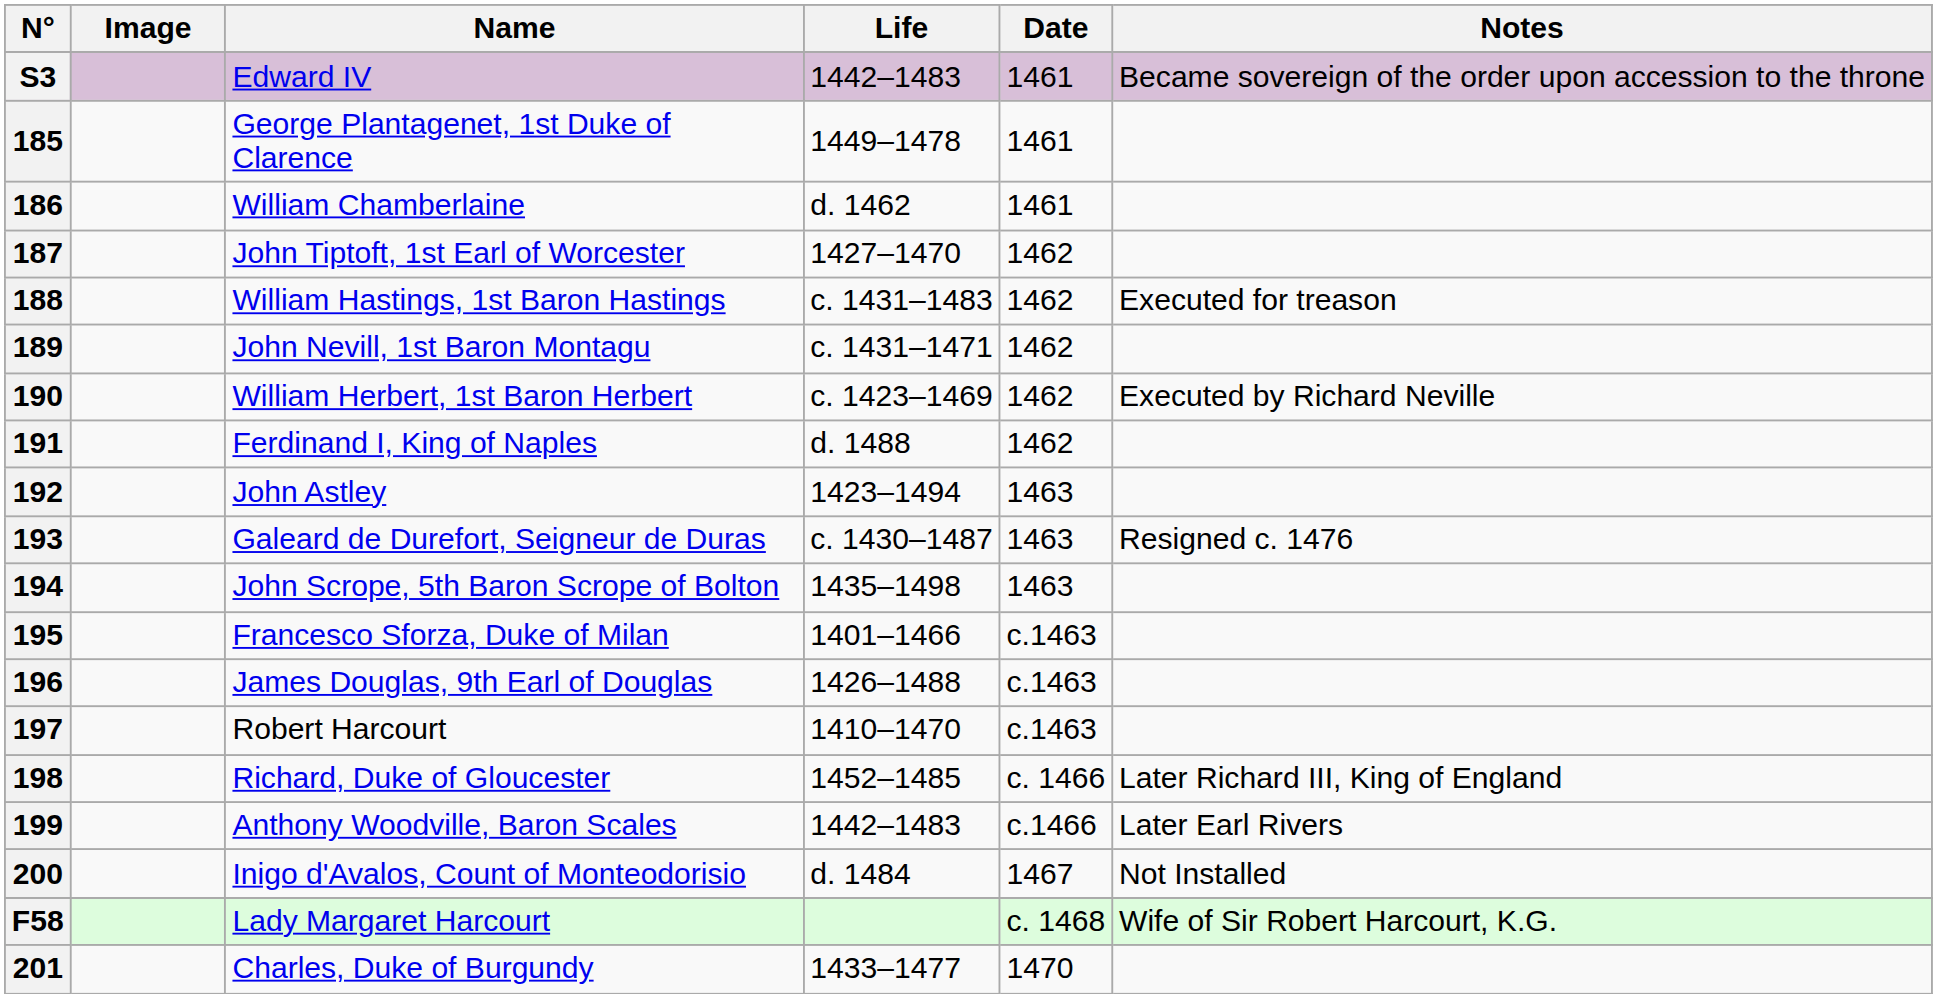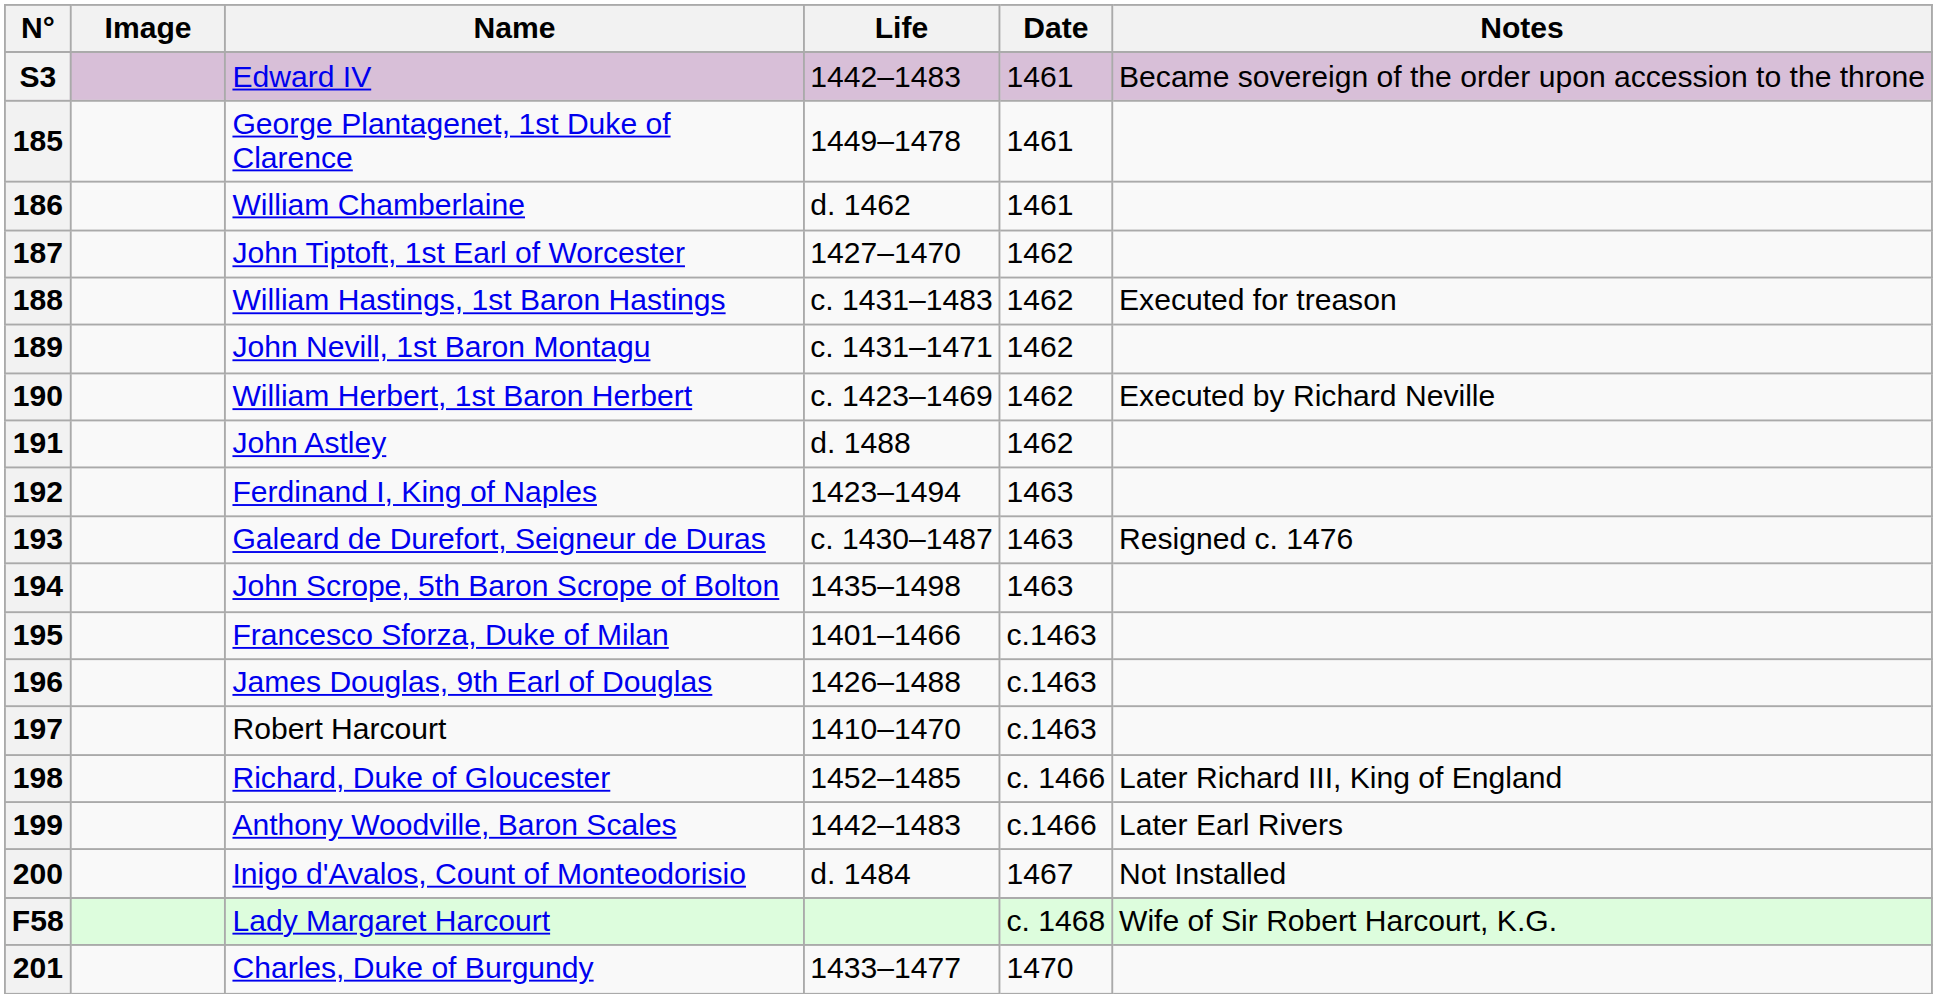(415, 443) Ferdinand I, King of Naples -> (309, 443) John Astley
(309, 491) John Astley -> (415, 491) Ferdinand I, King of Naples
